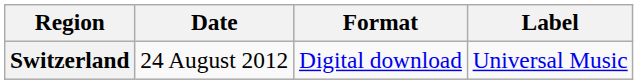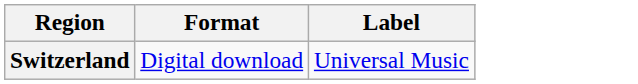- column: (214, 23)
